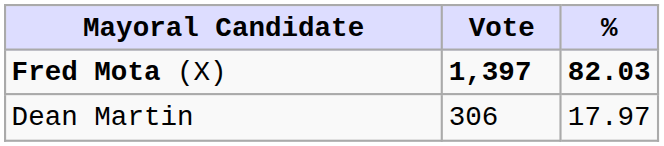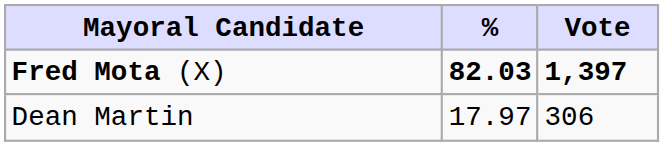columns swapped: (502, 28) <-> (609, 28)
